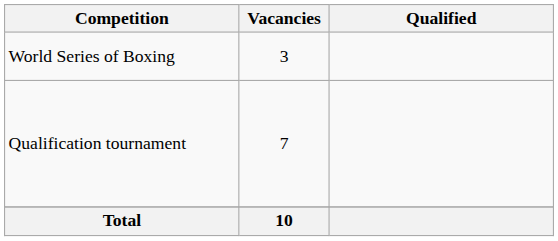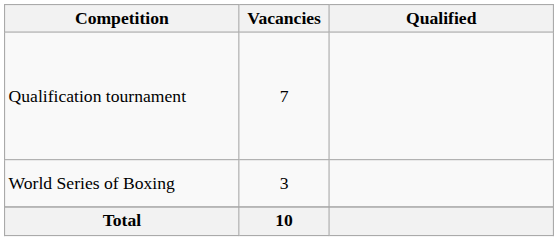rows swapped: (92, 56) <-> (97, 143)
